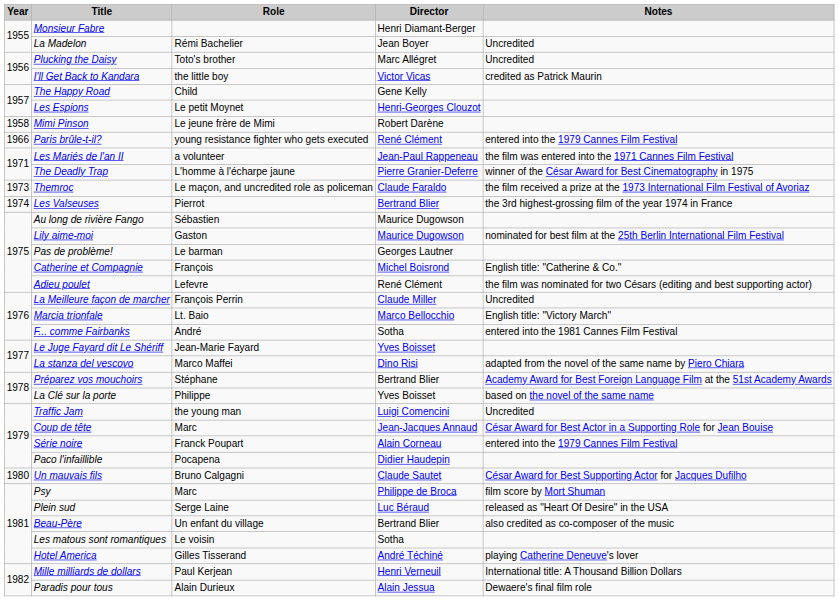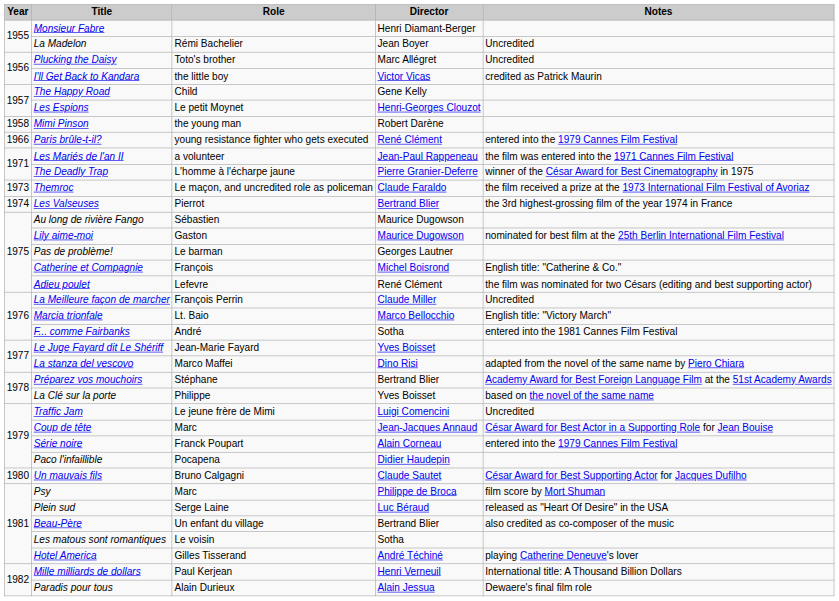(225, 124) Le jeune frère de Mimi -> (208, 124) the young man
(208, 412) the young man -> (225, 412) Le jeune frère de Mimi
